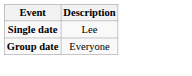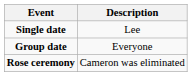+ row: (41, 63)
